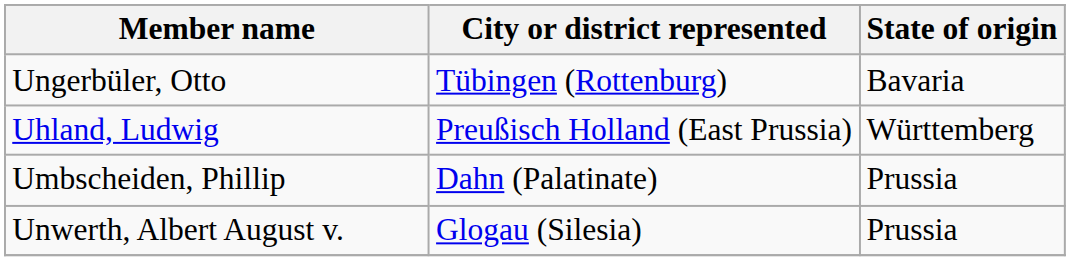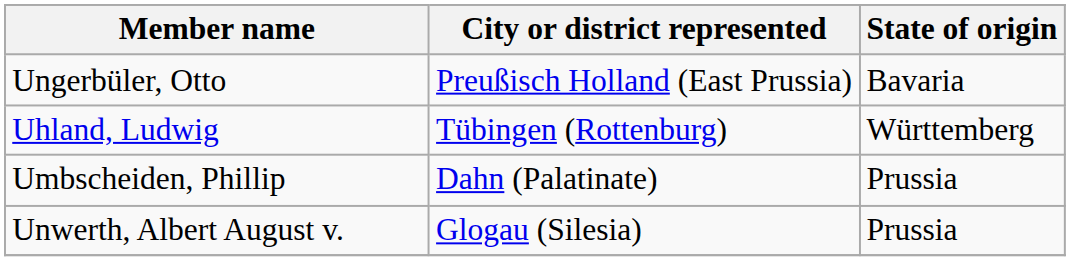(582, 79) Tübingen (Rottenburg) -> (644, 79) Preußisch Holland (East Prussia)
(644, 129) Preußisch Holland (East Prussia) -> (582, 129) Tübingen (Rottenburg)
